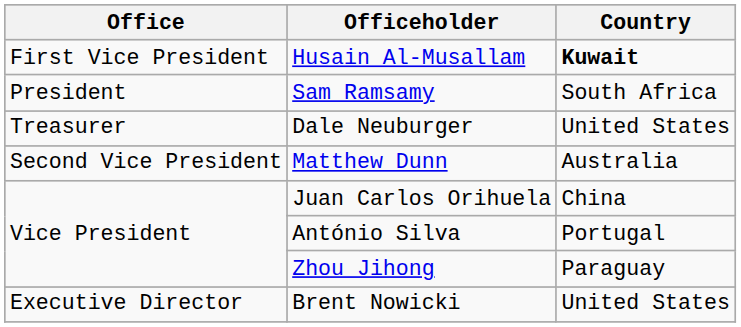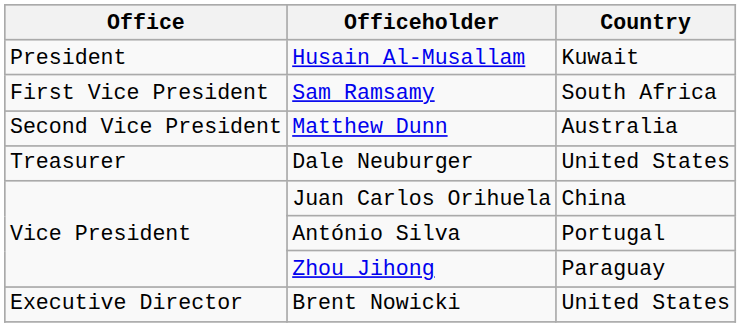(139, 58) First Vice President -> (68, 58) President
(600, 58) bold -> (600, 58) normal
(68, 93) President -> (139, 93) First Vice President
rows swapped: (370, 163) <-> (383, 128)
